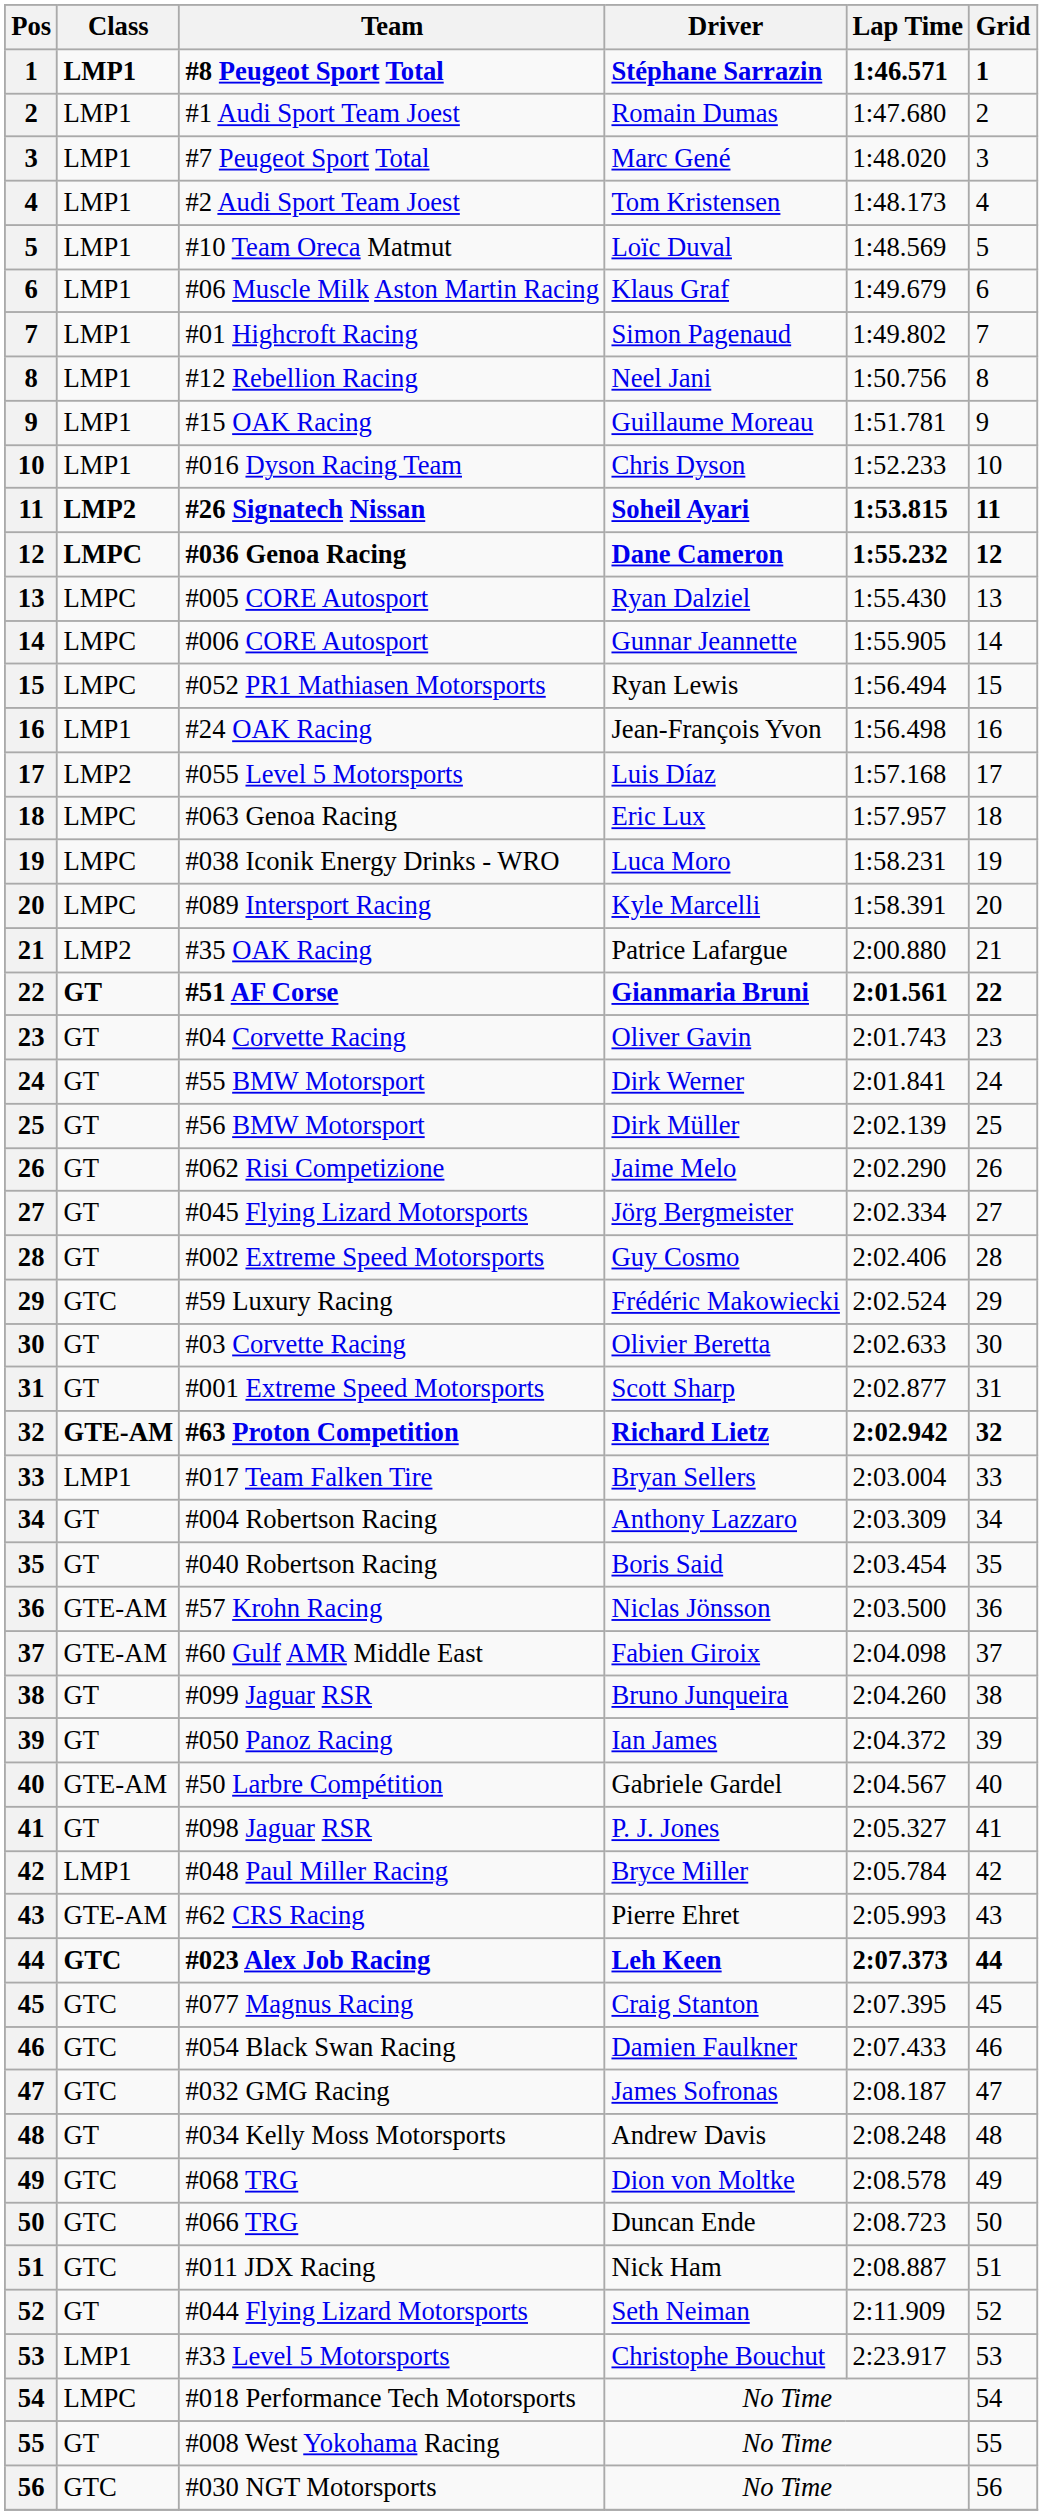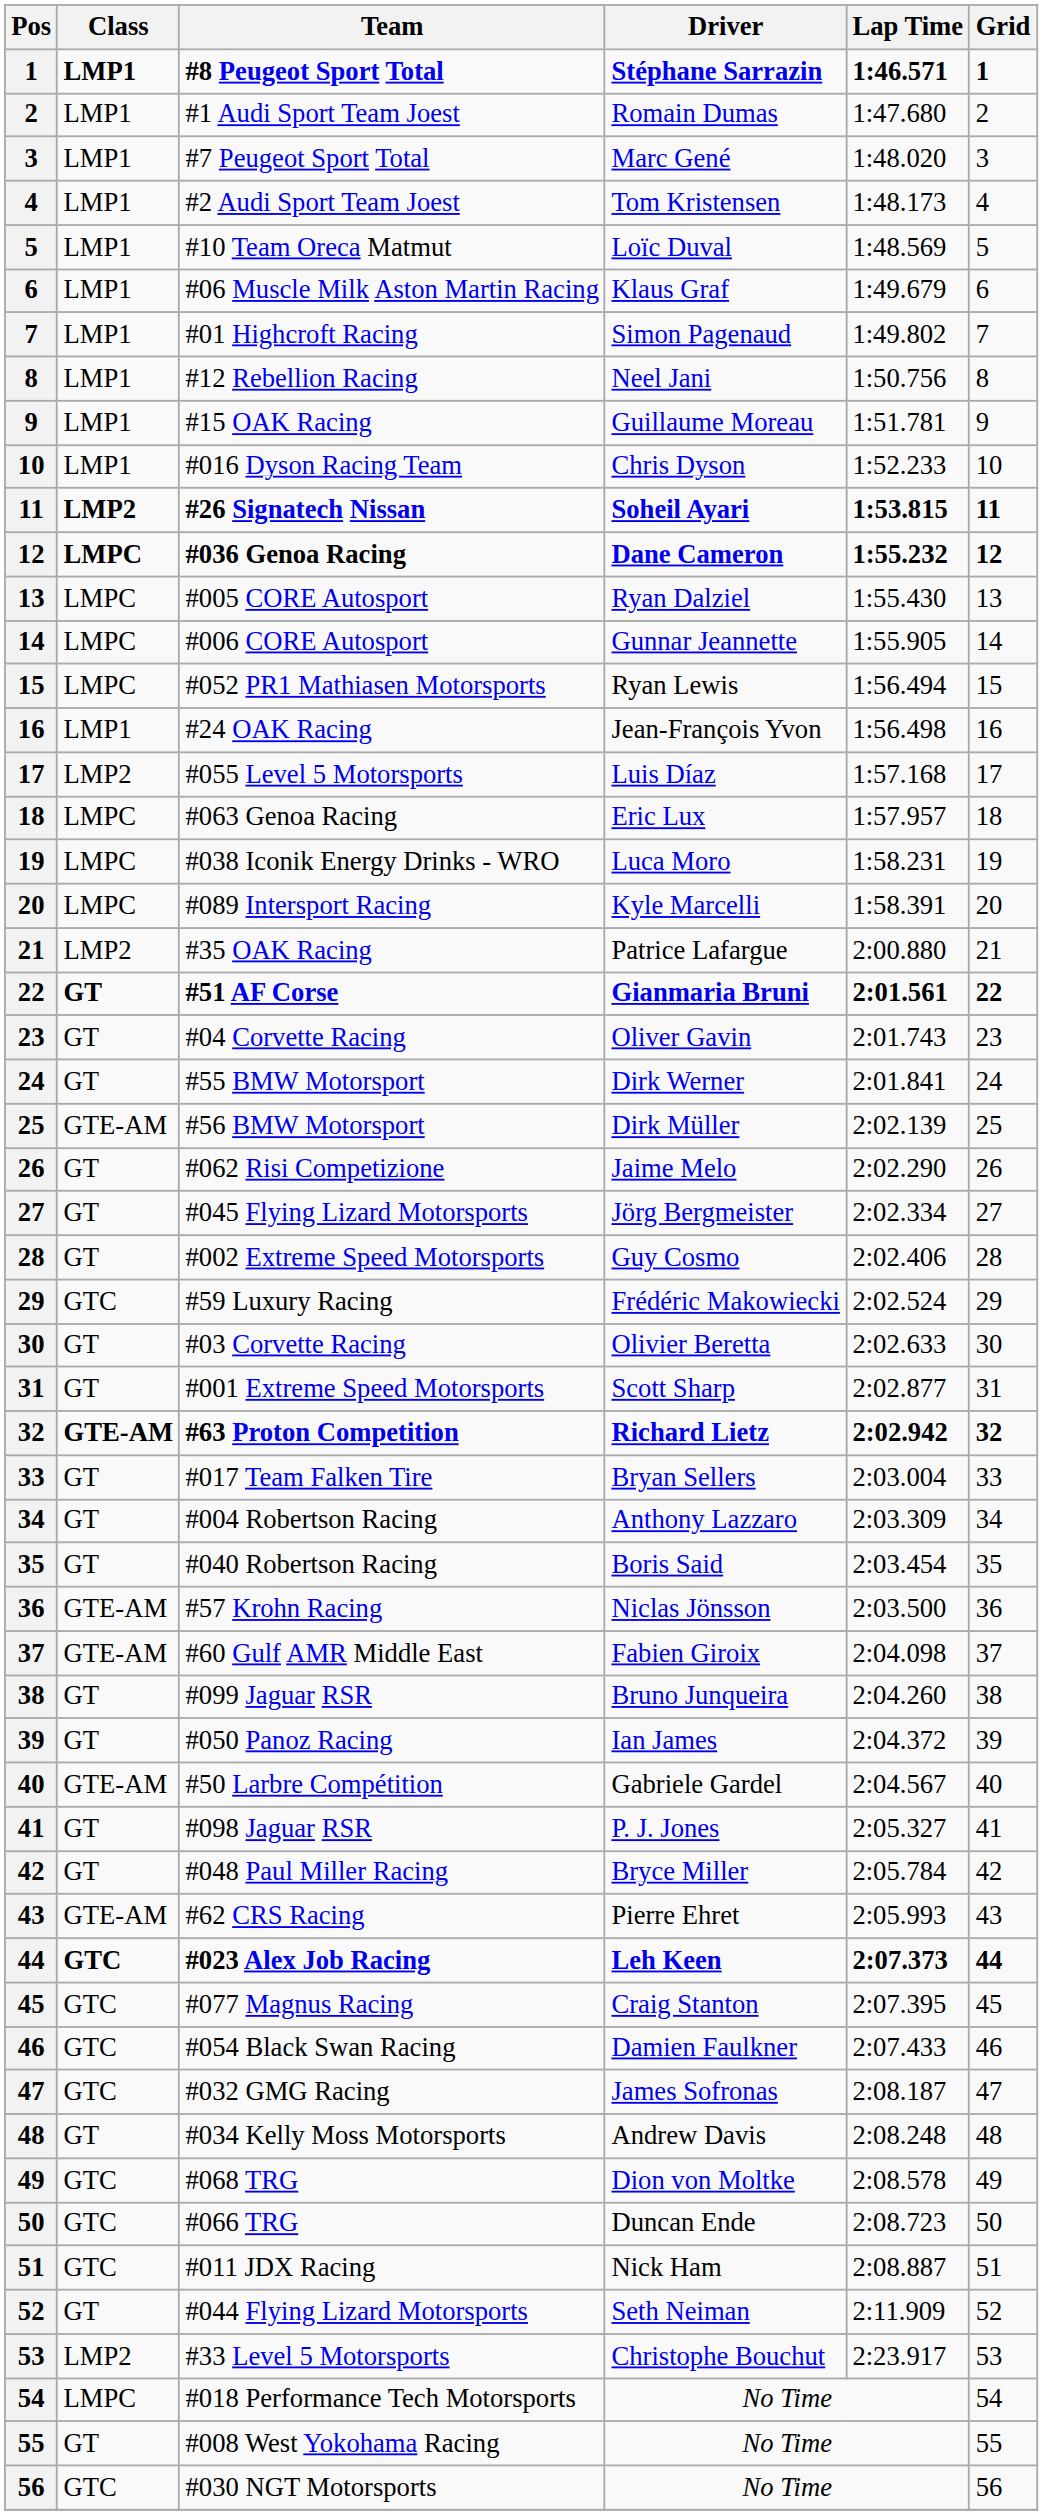(81, 1125) GT -> (115, 1125) GTE-AM
(98, 1476) LMP1 -> (81, 1476) GT
(98, 1872) LMP1 -> (81, 1872) GT
(98, 2355) LMP1 -> (98, 2355) LMP2
